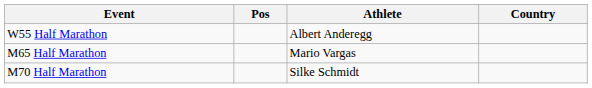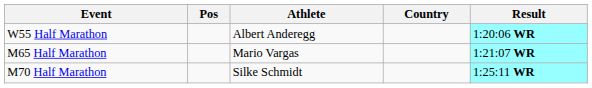+ column: (529, 14)
